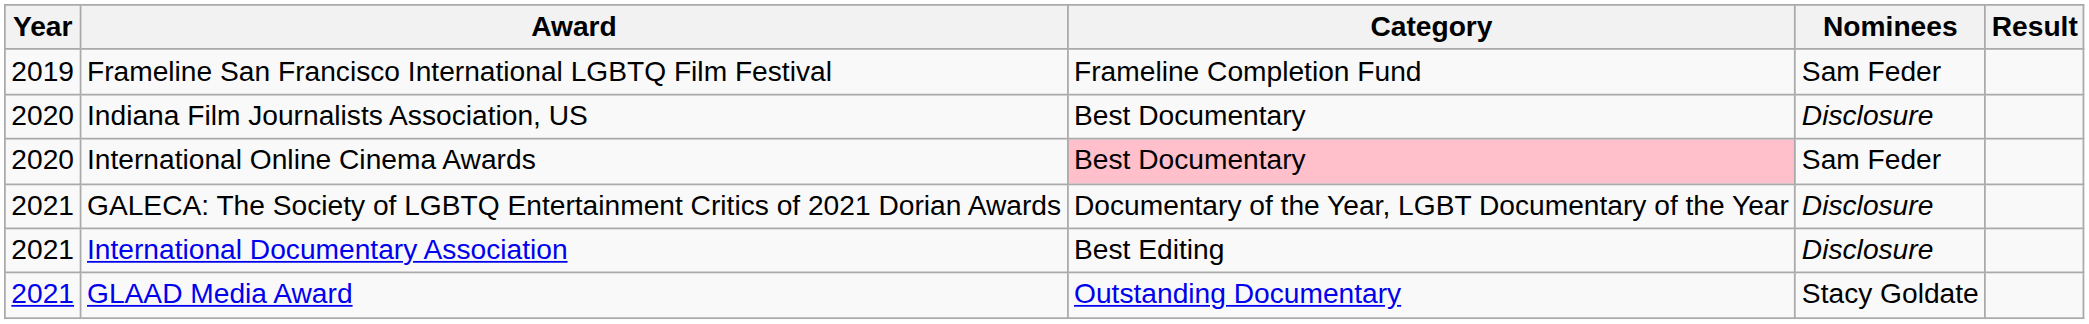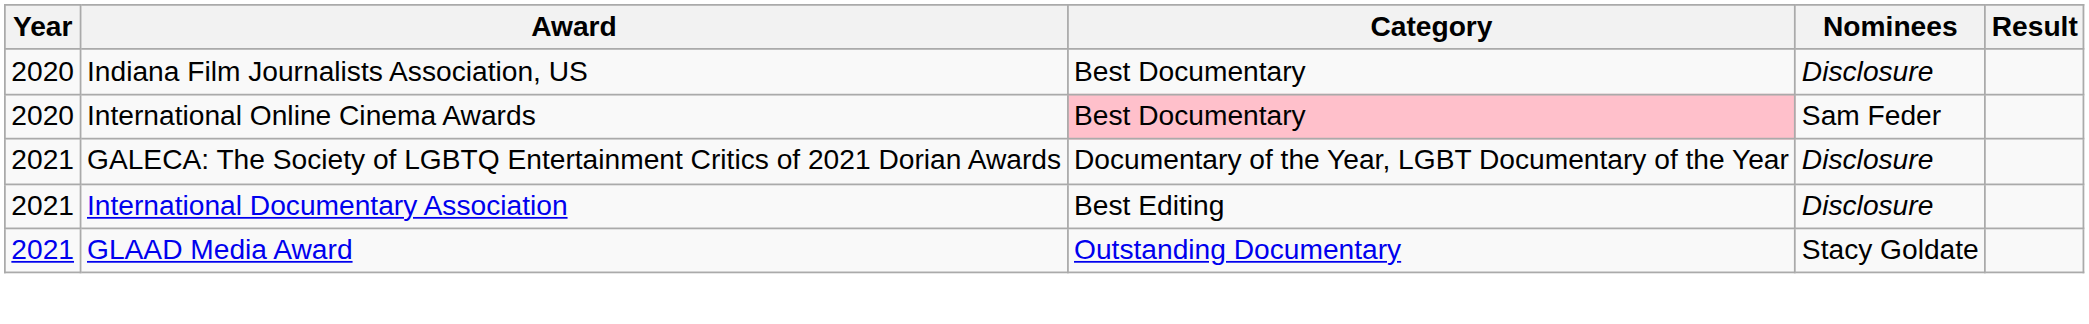- row: (459, 71)
